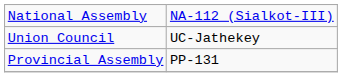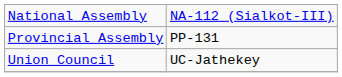rows swapped: (86, 60) <-> (61, 38)
